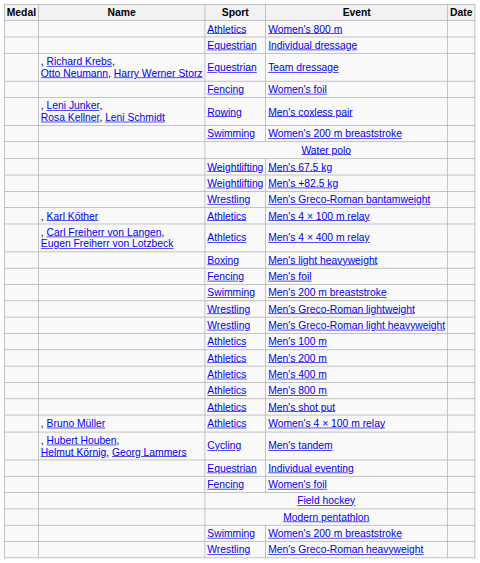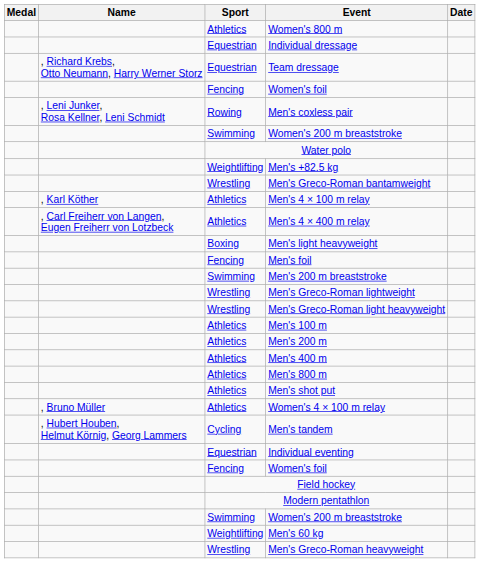- row: (235, 167)
+ row: (235, 533)
